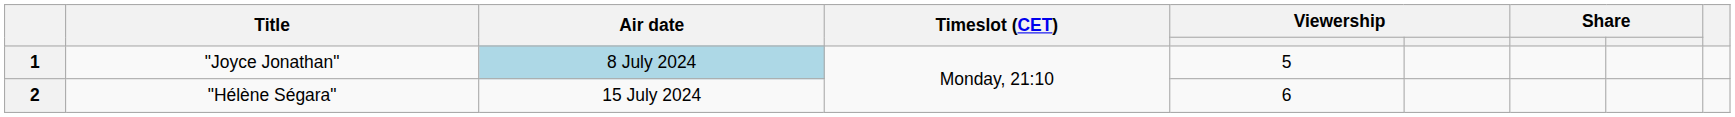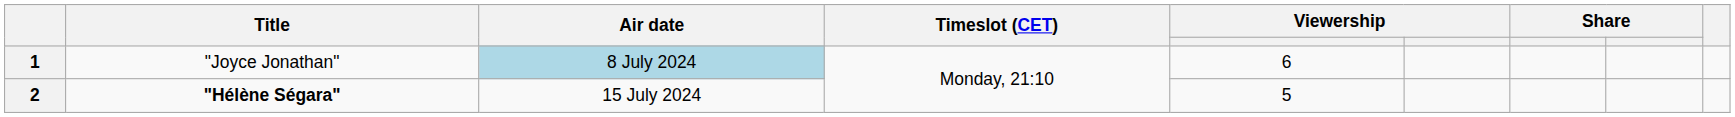(1286, 62) 5 -> (1286, 62) 6
(272, 95) normal -> (272, 95) bold
(1286, 95) 6 -> (1286, 95) 5
